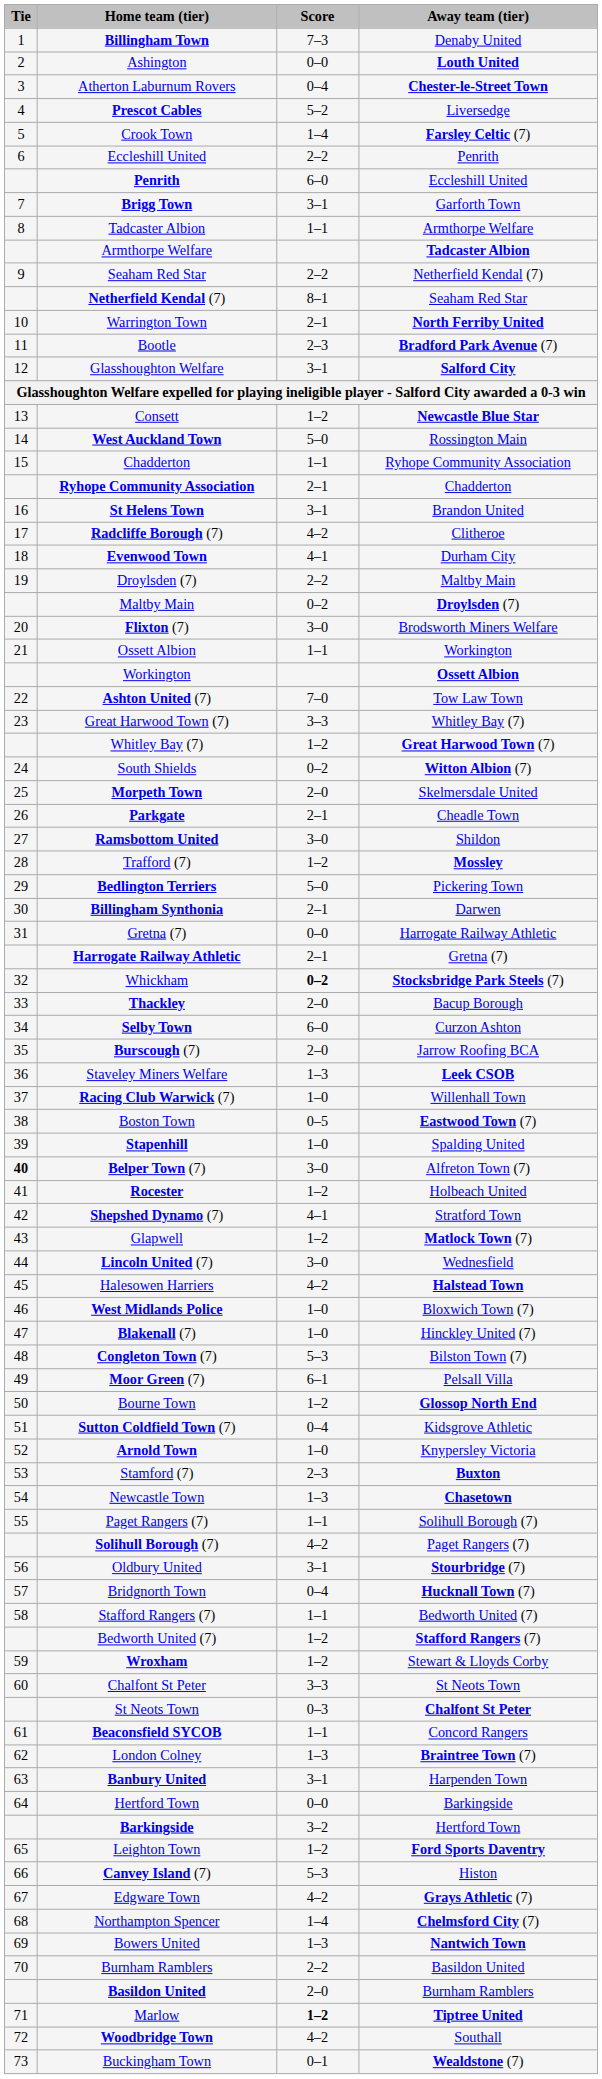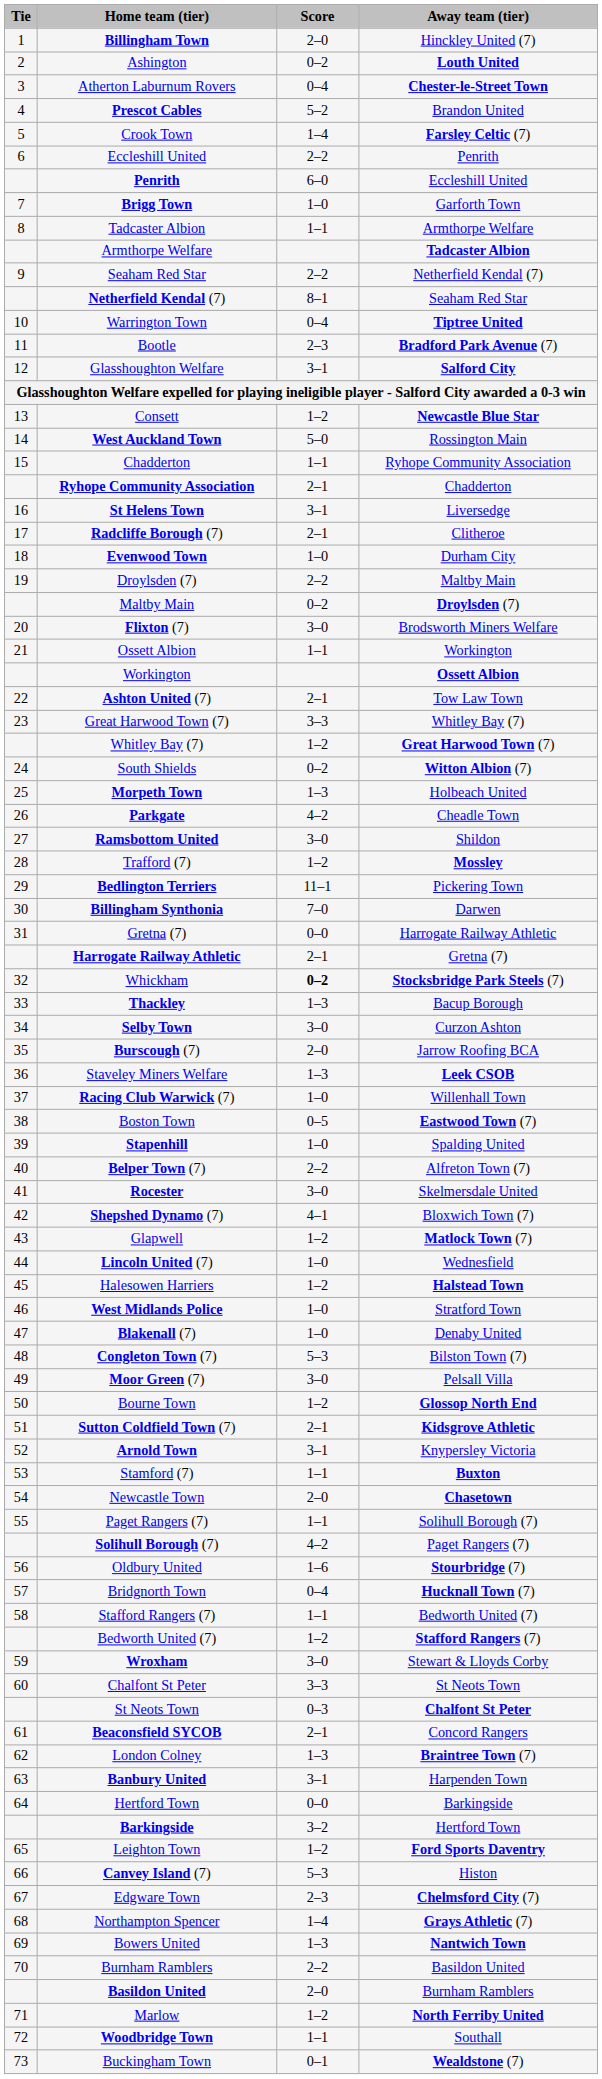(317, 40) 7–3 -> (317, 40) 2–0
(478, 40) Denaby United -> (478, 40) Hinckley United (7)
(317, 63) 0–0 -> (317, 63) 0–2
(478, 110) Liversedge -> (478, 110) Brandon United
(317, 204) 3–1 -> (317, 204) 1–0
(317, 322) 2–1 -> (317, 322) 0–4
(478, 322) North Ferriby United -> (478, 322) Tiptree United
(478, 510) Brandon United -> (478, 510) Liversedge
(317, 533) 4–2 -> (317, 533) 2–1
(317, 557) 4–1 -> (317, 557) 1–0
(317, 698) 7–0 -> (317, 698) 2–1
(317, 792) 2–0 -> (317, 792) 1–3
(478, 792) Skelmersdale United -> (478, 792) Holbeach United
(317, 816) 2–1 -> (317, 816) 4–2
(317, 886) 5–0 -> (317, 886) 11–1
(317, 910) 2–1 -> (317, 910) 7–0
(317, 1004) 2–0 -> (317, 1004) 1–3
(317, 1027) 6–0 -> (317, 1027) 3–0
(21, 1168) bold -> (21, 1168) normal
(317, 1168) 3–0 -> (317, 1168) 2–2
(317, 1192) 1–2 -> (317, 1192) 3–0
(478, 1192) Holbeach United -> (478, 1192) Skelmersdale United
(478, 1215) Stratford Town -> (478, 1215) Bloxwich Town (7)
(317, 1262) 3–0 -> (317, 1262) 1–0
(317, 1286) 4–2 -> (317, 1286) 1–2
(478, 1309) Bloxwich Town (7) -> (478, 1309) Stratford Town
(478, 1333) Hinckley United (7) -> (478, 1333) Denaby United
(317, 1380) 6–1 -> (317, 1380) 3–0
(317, 1427) 0–4 -> (317, 1427) 2–1
(478, 1427) normal -> (478, 1427) bold
(317, 1450) 1–0 -> (317, 1450) 3–1
(317, 1474) 2–3 -> (317, 1474) 1–1
(317, 1497) 1–3 -> (317, 1497) 2–0
(317, 1568) 3–1 -> (317, 1568) 1–6
(317, 1662) 1–2 -> (317, 1662) 3–0
(317, 1733) 1–1 -> (317, 1733) 2–1
(317, 1897) 4–2 -> (317, 1897) 2–3
(478, 1897) Grays Athletic (7) -> (478, 1897) Chelmsford City (7)
(478, 1921) Chelmsford City (7) -> (478, 1921) Grays Athletic (7)
(317, 2015) bold -> (317, 2015) normal
(478, 2015) Tiptree United -> (478, 2015) North Ferriby United
(317, 2038) 4–2 -> (317, 2038) 1–1
